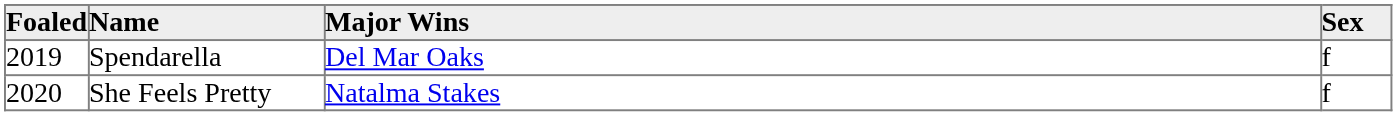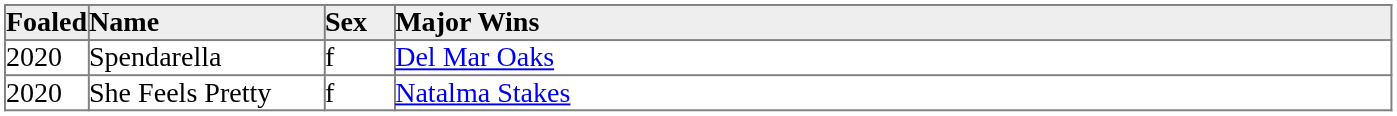columns swapped: (1342, 22) <-> (397, 22)
(34, 57) 2019 -> (34, 57) 2020
